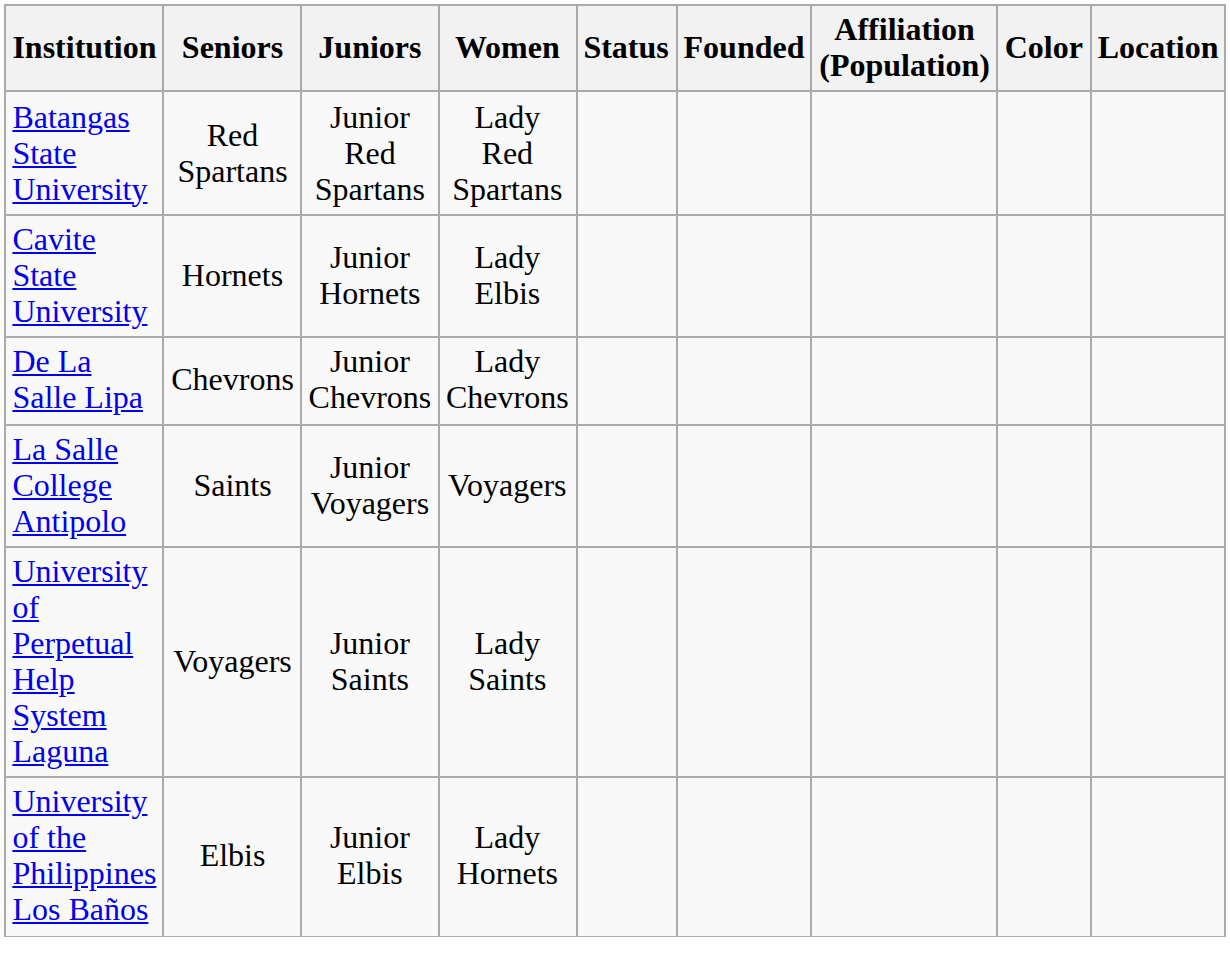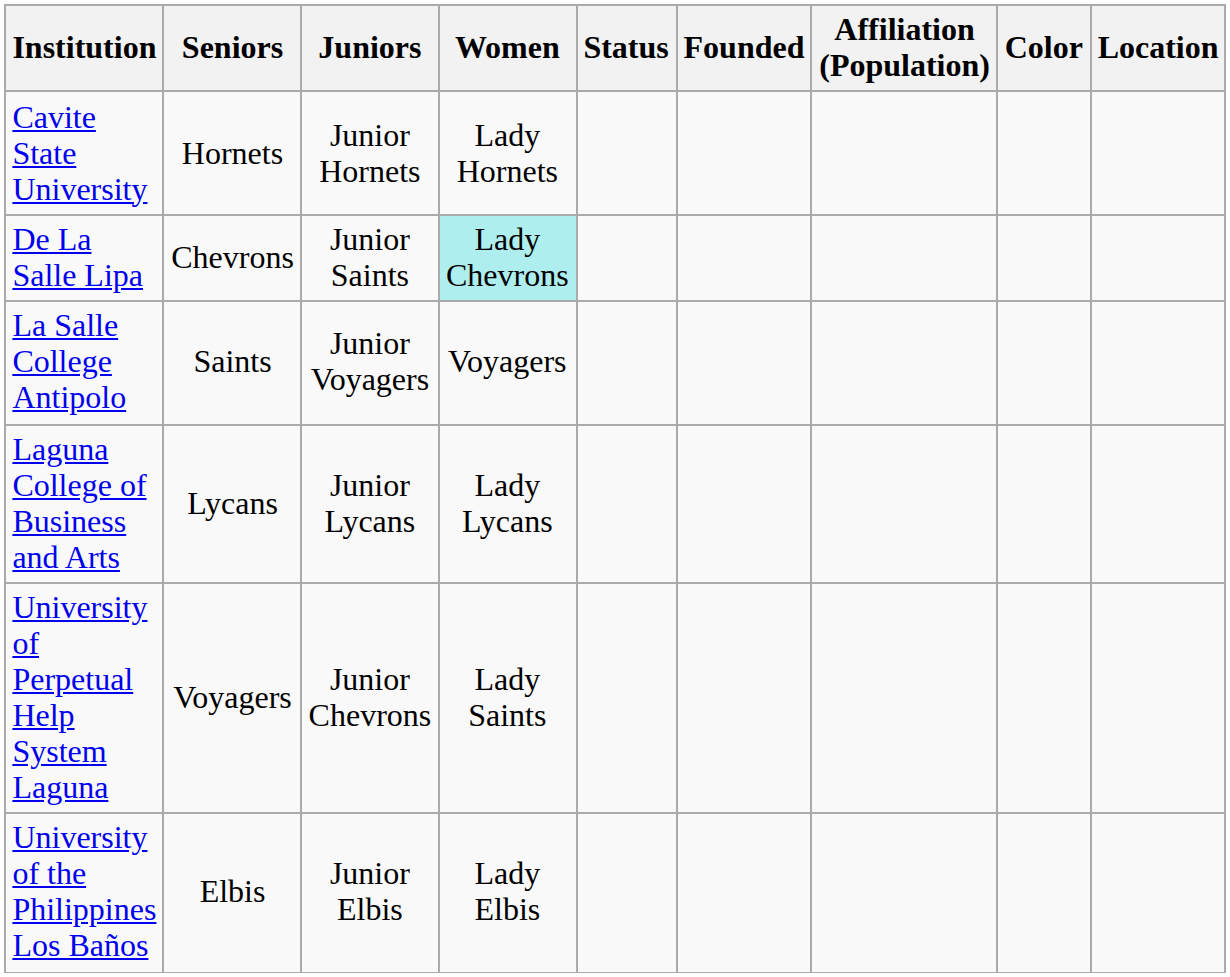- row: (80, 152)
(507, 275) Lady Elbis -> (507, 152) Lady Hornets
(370, 380) Junior Chevrons -> (370, 257) Junior Saints
(507, 380) no background -> (507, 257) paleturquoise background
+ row: (79, 502)
(370, 661) Junior Saints -> (370, 697) Junior Chevrons
(507, 856) Lady Hornets -> (507, 892) Lady Elbis
